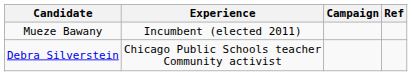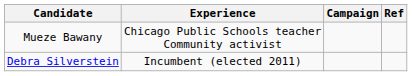(223, 31) Incumbent (elected 2011) -> (223, 37) Chicago Public Schools teacher Community activist
(223, 55) Chicago Public Schools teacher Community activist -> (223, 62) Incumbent (elected 2011)
